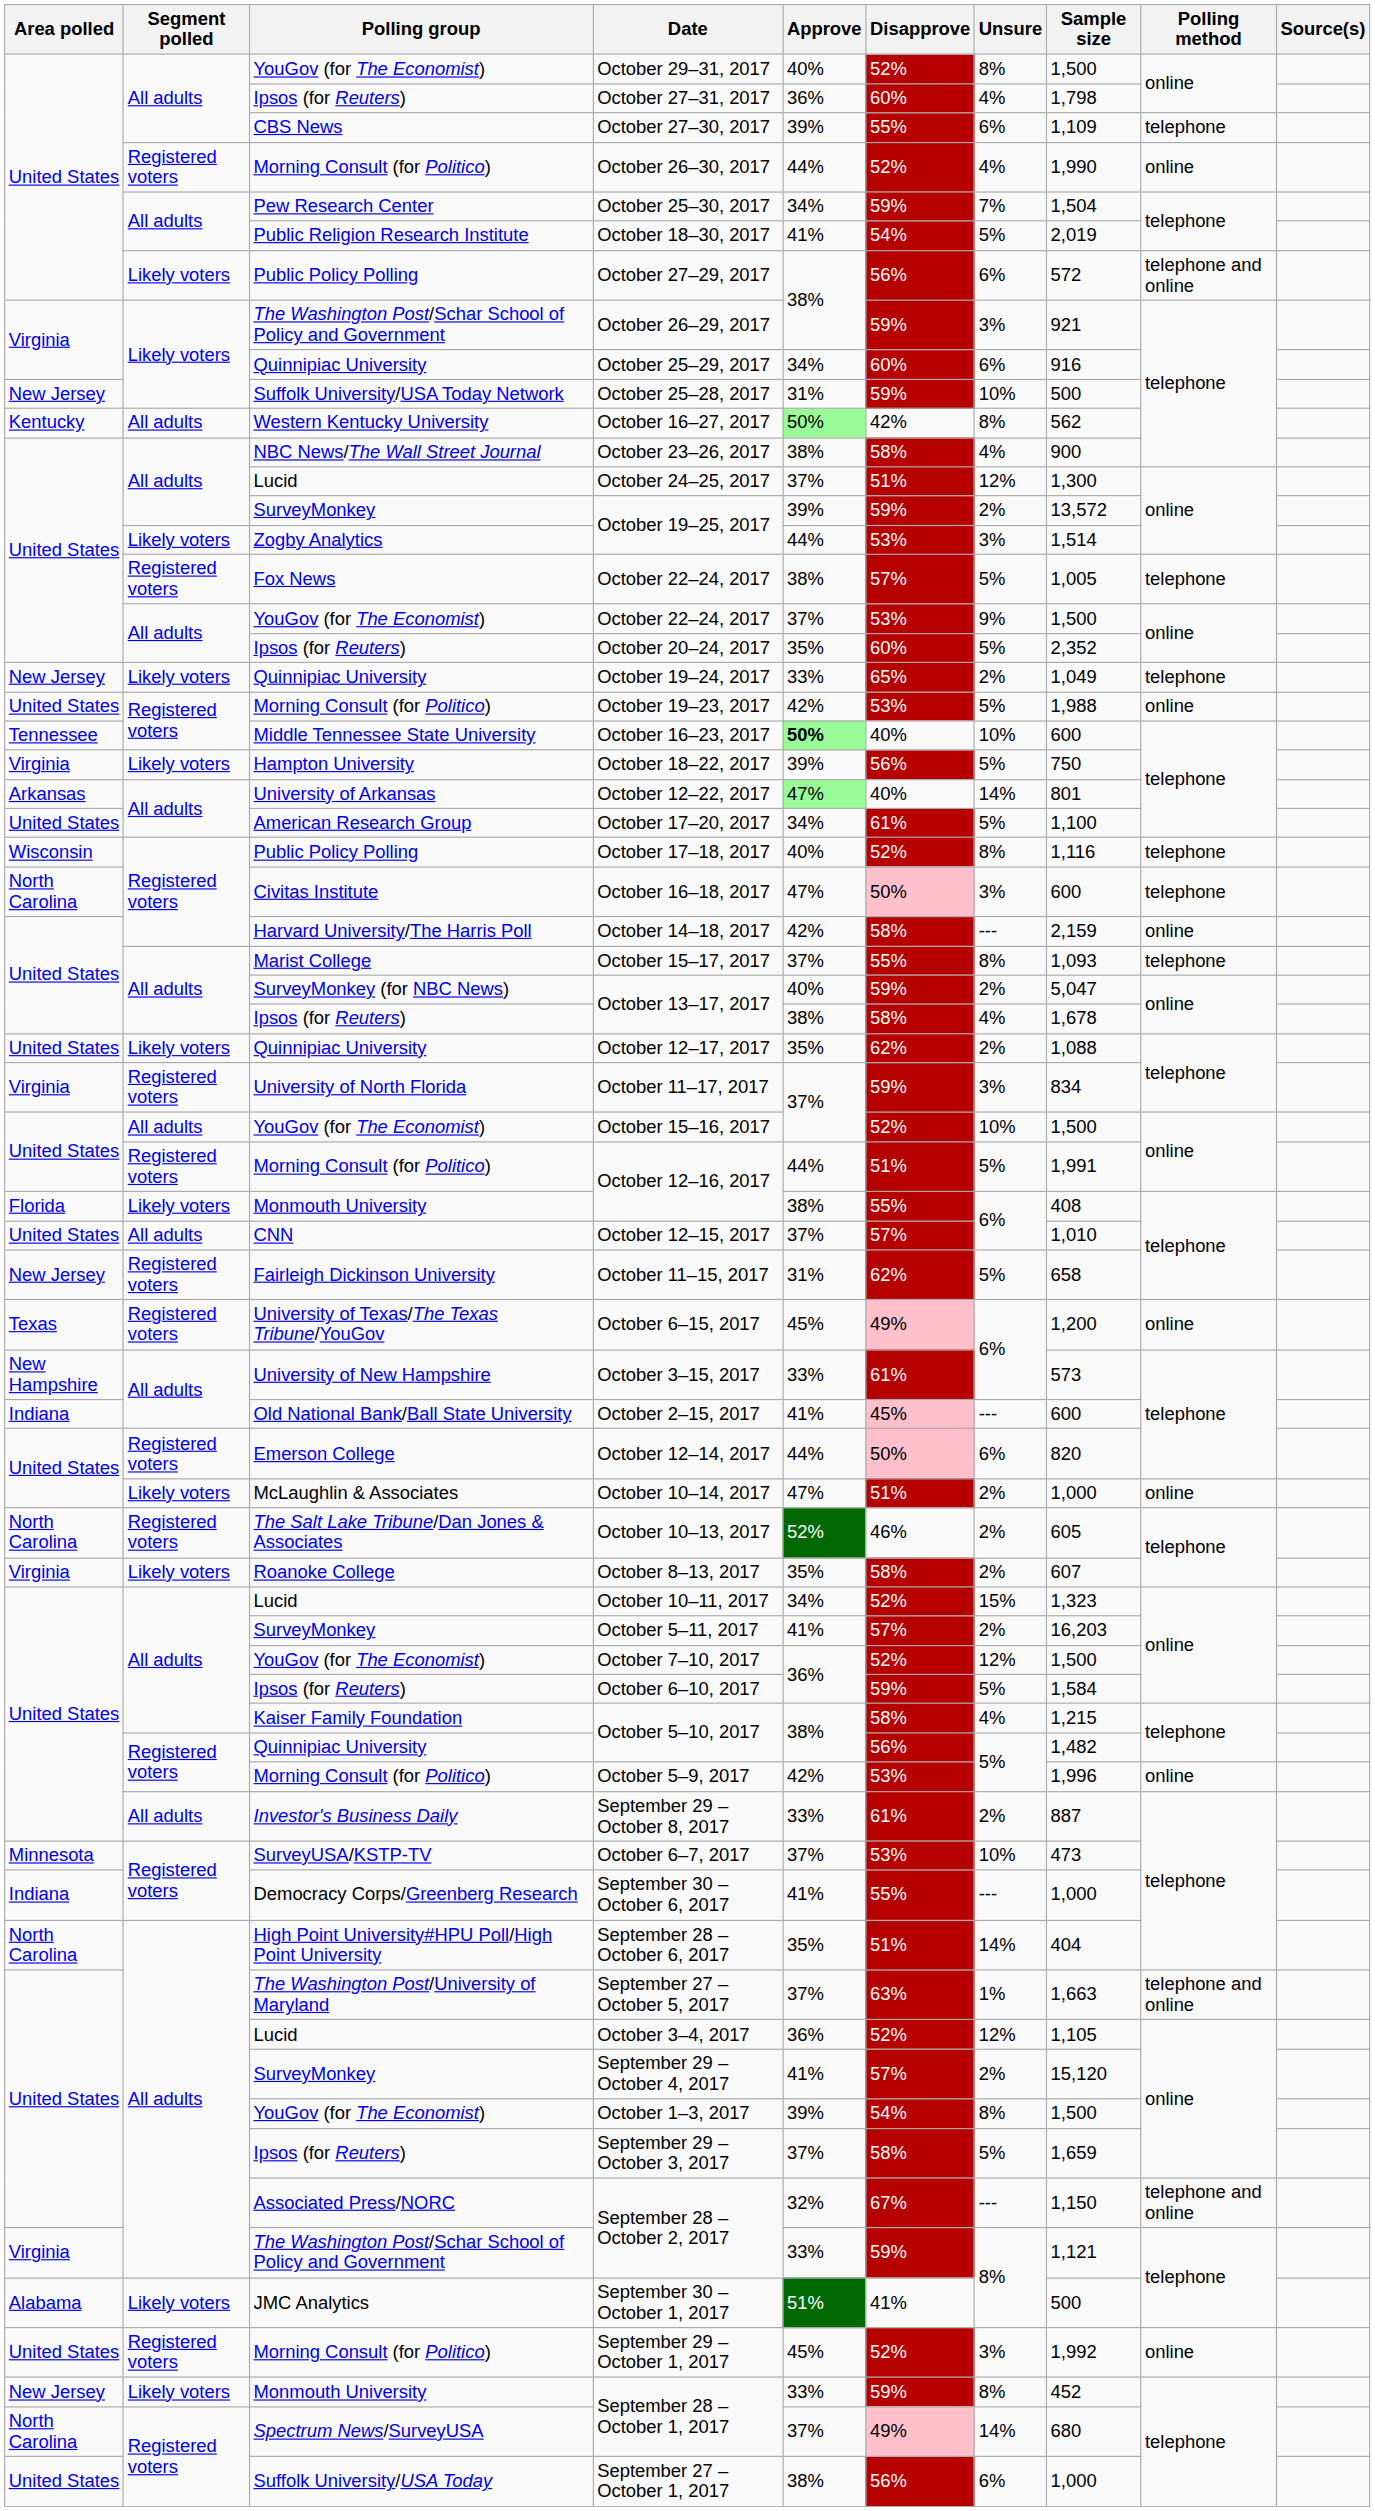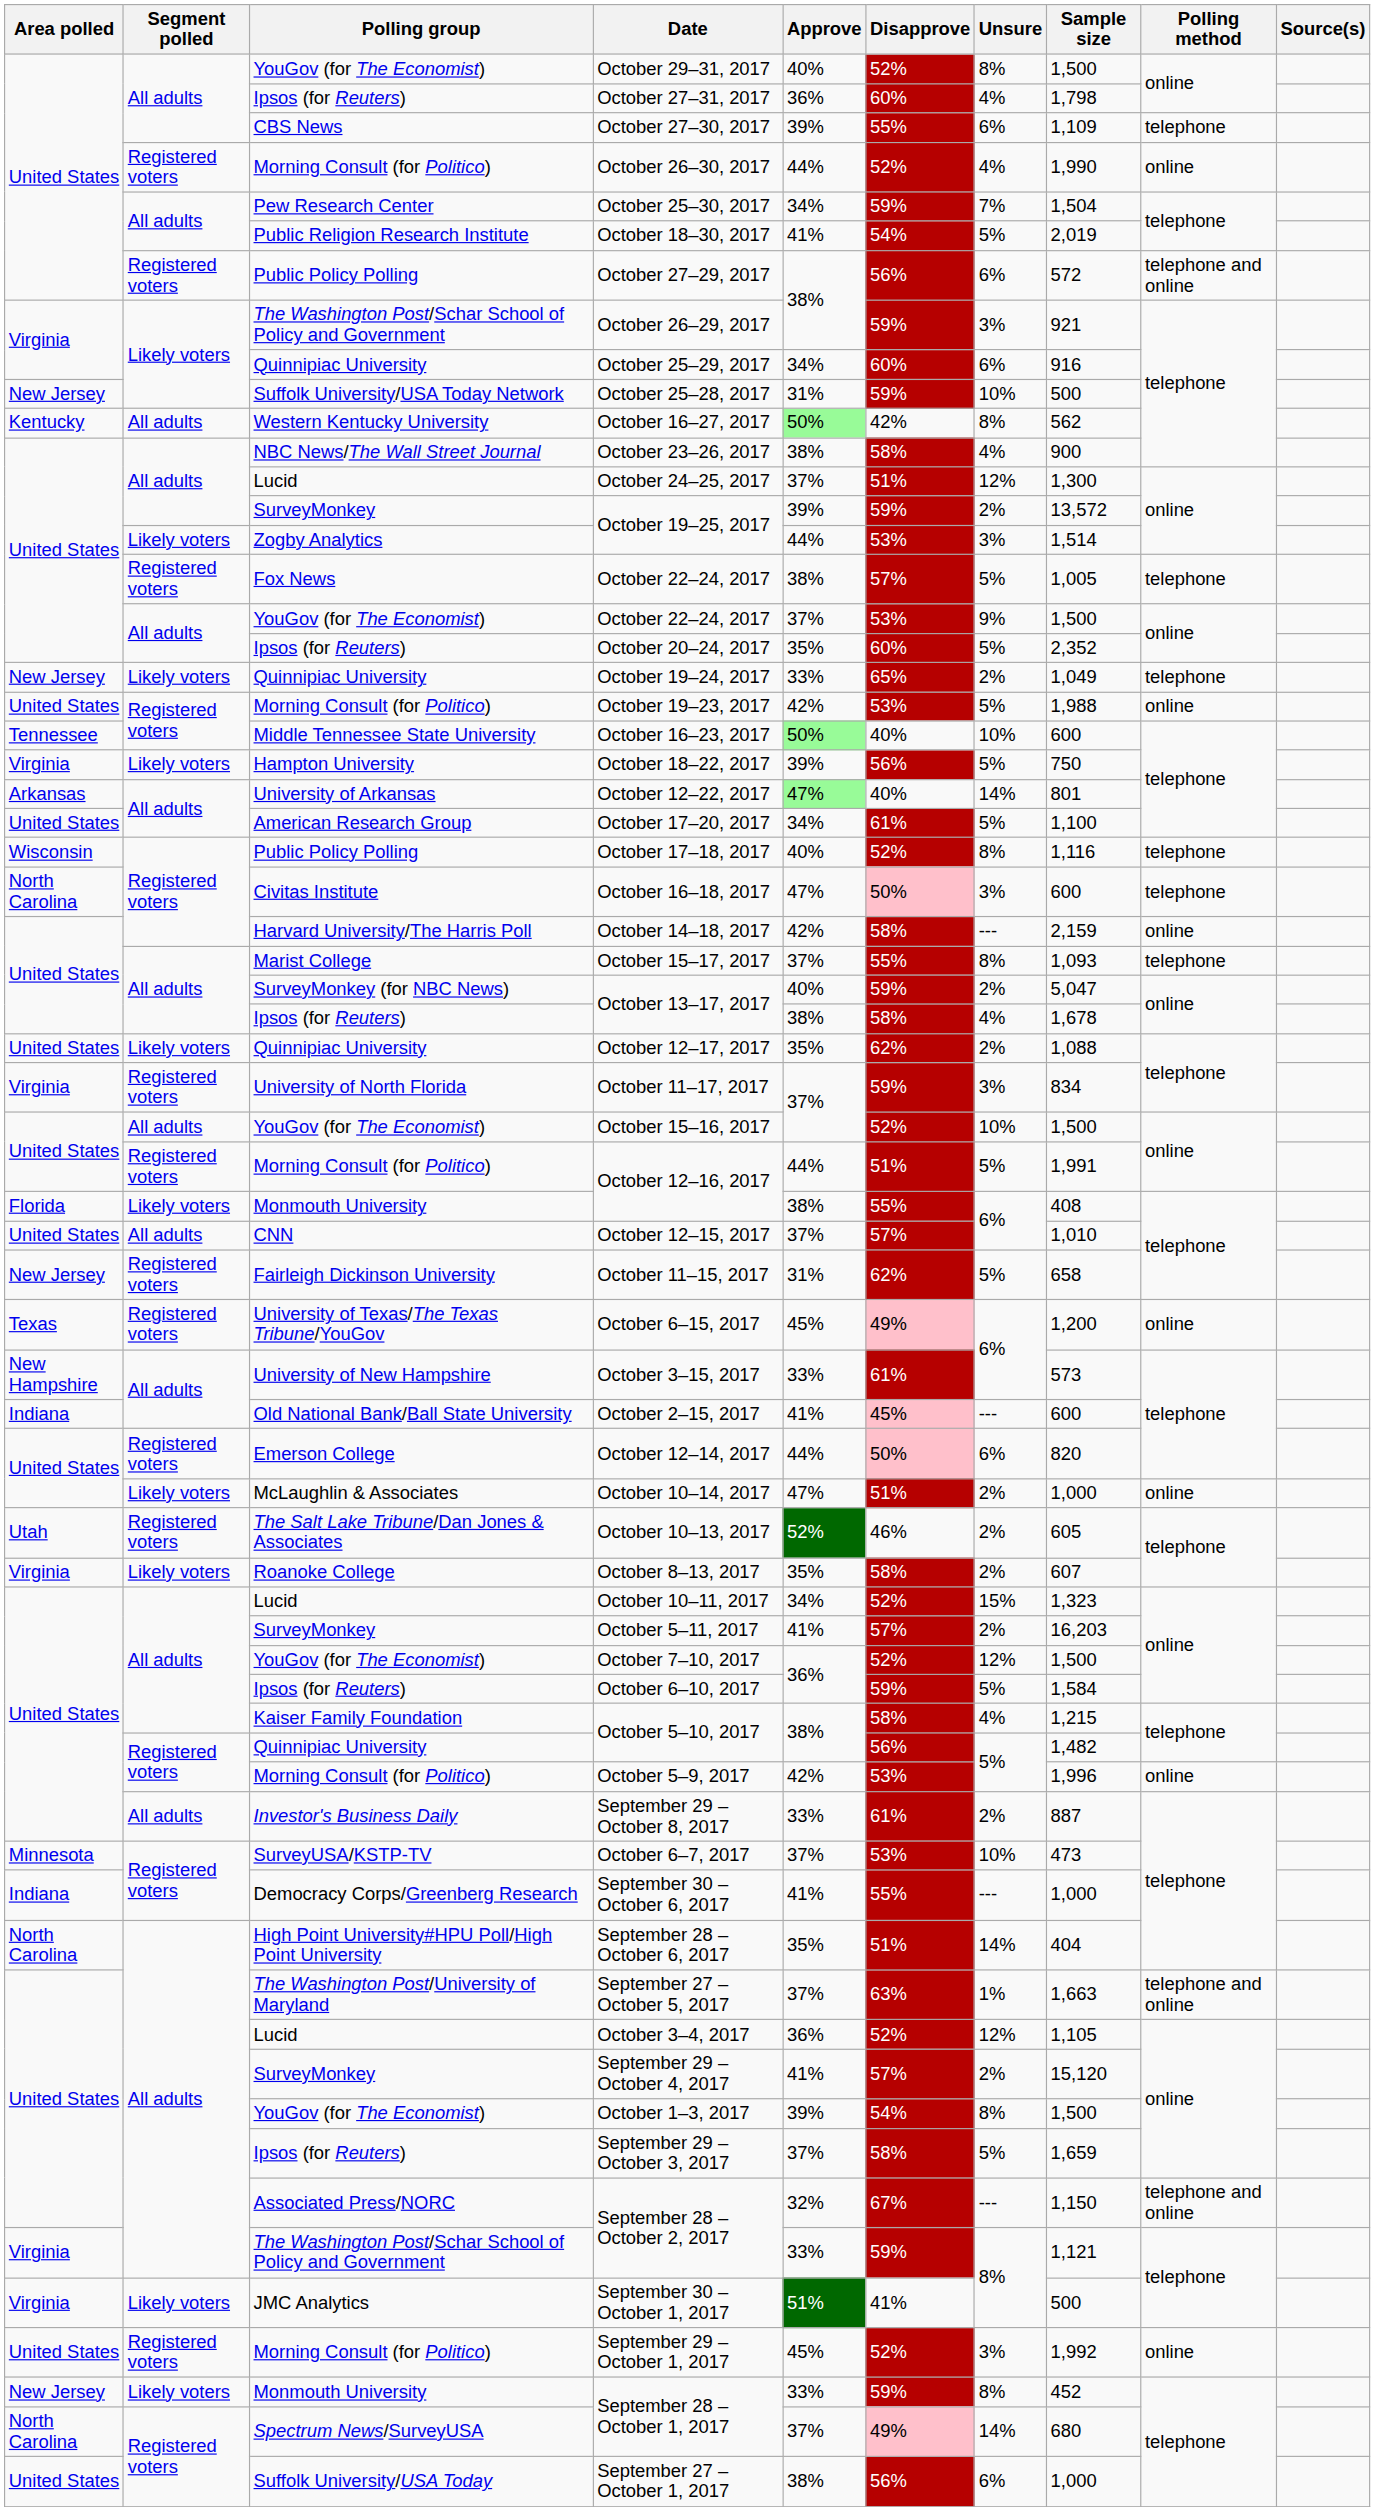(179, 275) Likely voters -> (172, 275) Registered voters
(805, 735) bold -> (805, 735) normal
(43, 1532) North Carolina -> (28, 1532) Utah
(45, 2302) Alabama -> (39, 2302) Virginia
